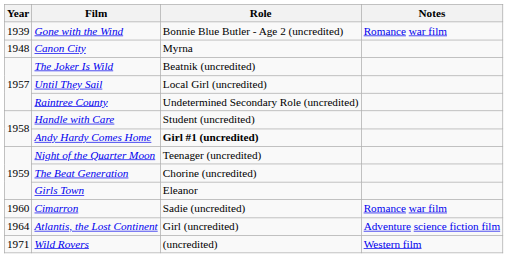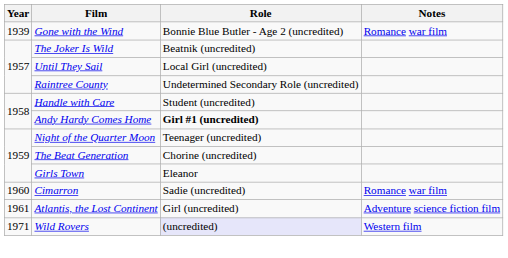- row: (60, 48)
(18, 226) 1964 -> (18, 208) 1961
(190, 244) no background -> (190, 226) lavender background
